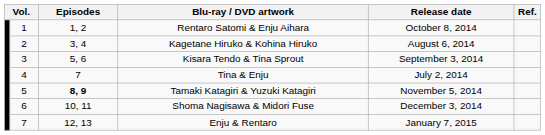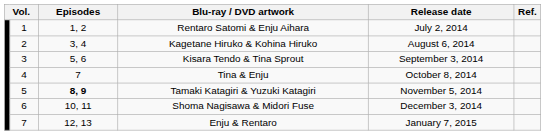(441, 28) October 8, 2014 -> (441, 28) July 2, 2014
(441, 75) July 2, 2014 -> (441, 75) October 8, 2014
